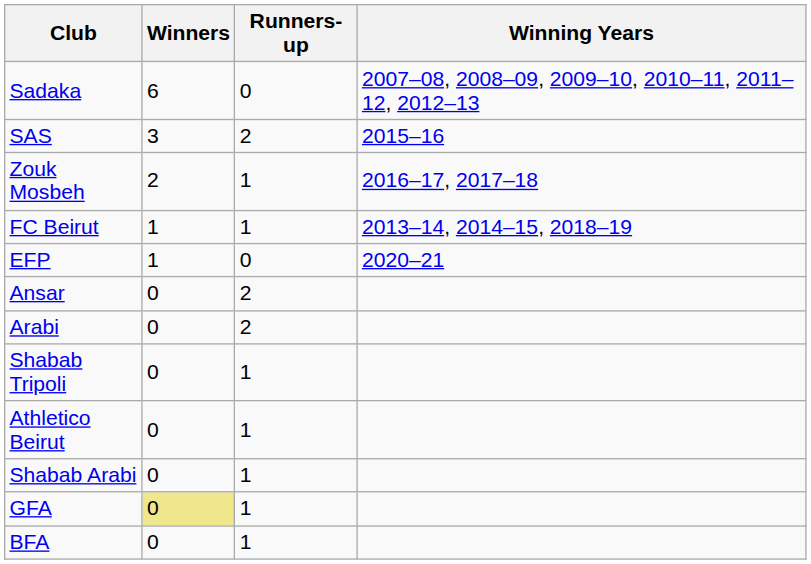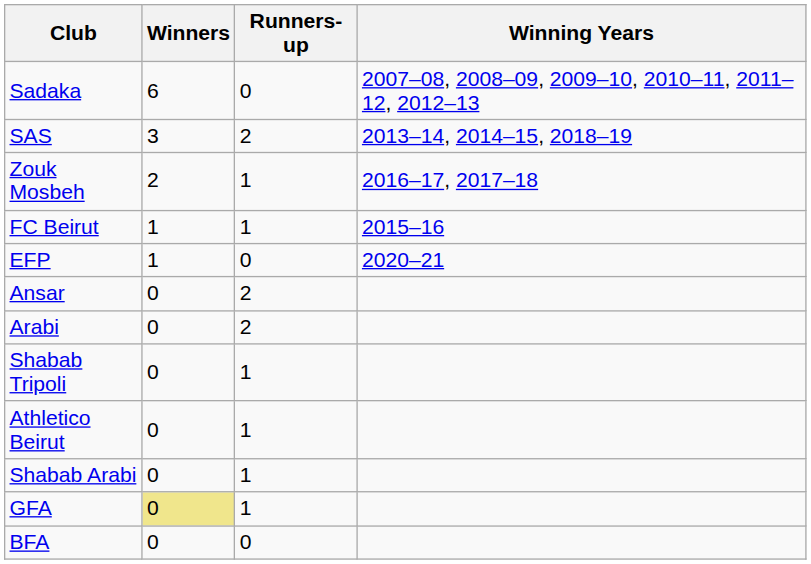(403, 135) 2015–16 -> (497, 135) 2013–14, 2014–15, 2018–19
(497, 226) 2013–14, 2014–15, 2018–19 -> (403, 226) 2015–16
(246, 541) 1 -> (246, 541) 0
